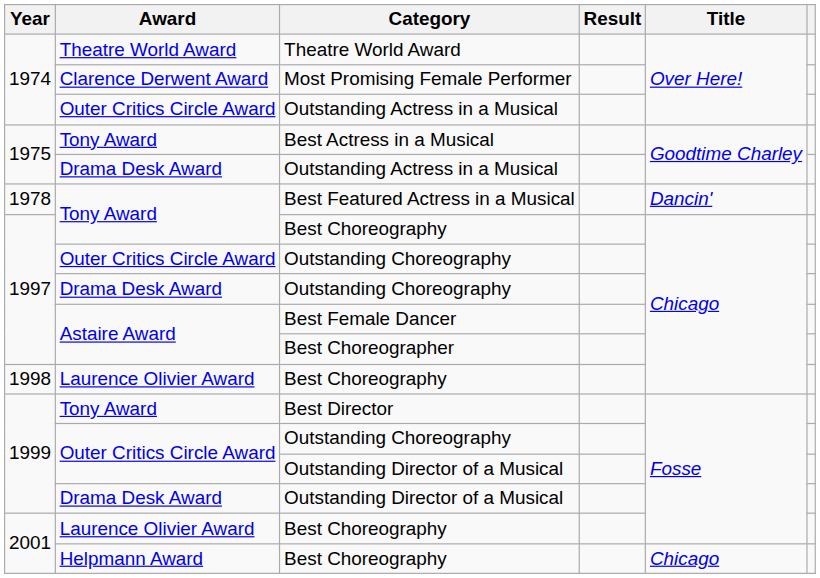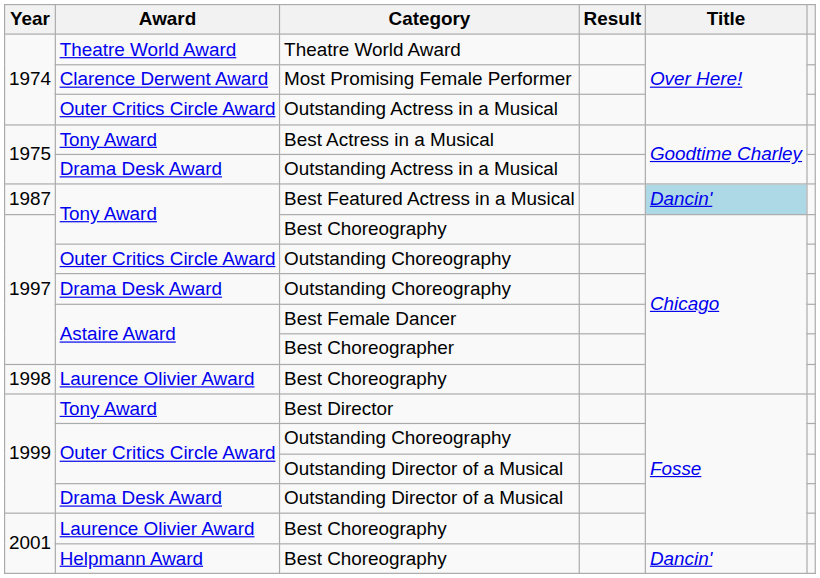(30, 199) 1978 -> (30, 199) 1987
(681, 199) no background -> (681, 199) lightblue background
(685, 558) Chicago -> (681, 558) Dancin'
